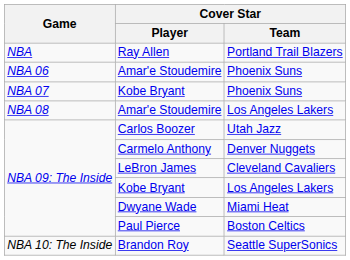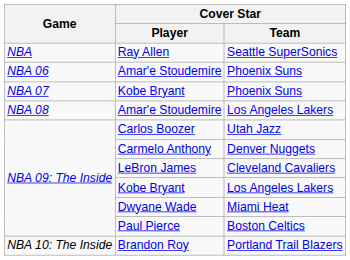(285, 52) Portland Trail Blazers -> (282, 52) Seattle SuperSonics
(282, 245) Seattle SuperSonics -> (285, 245) Portland Trail Blazers
